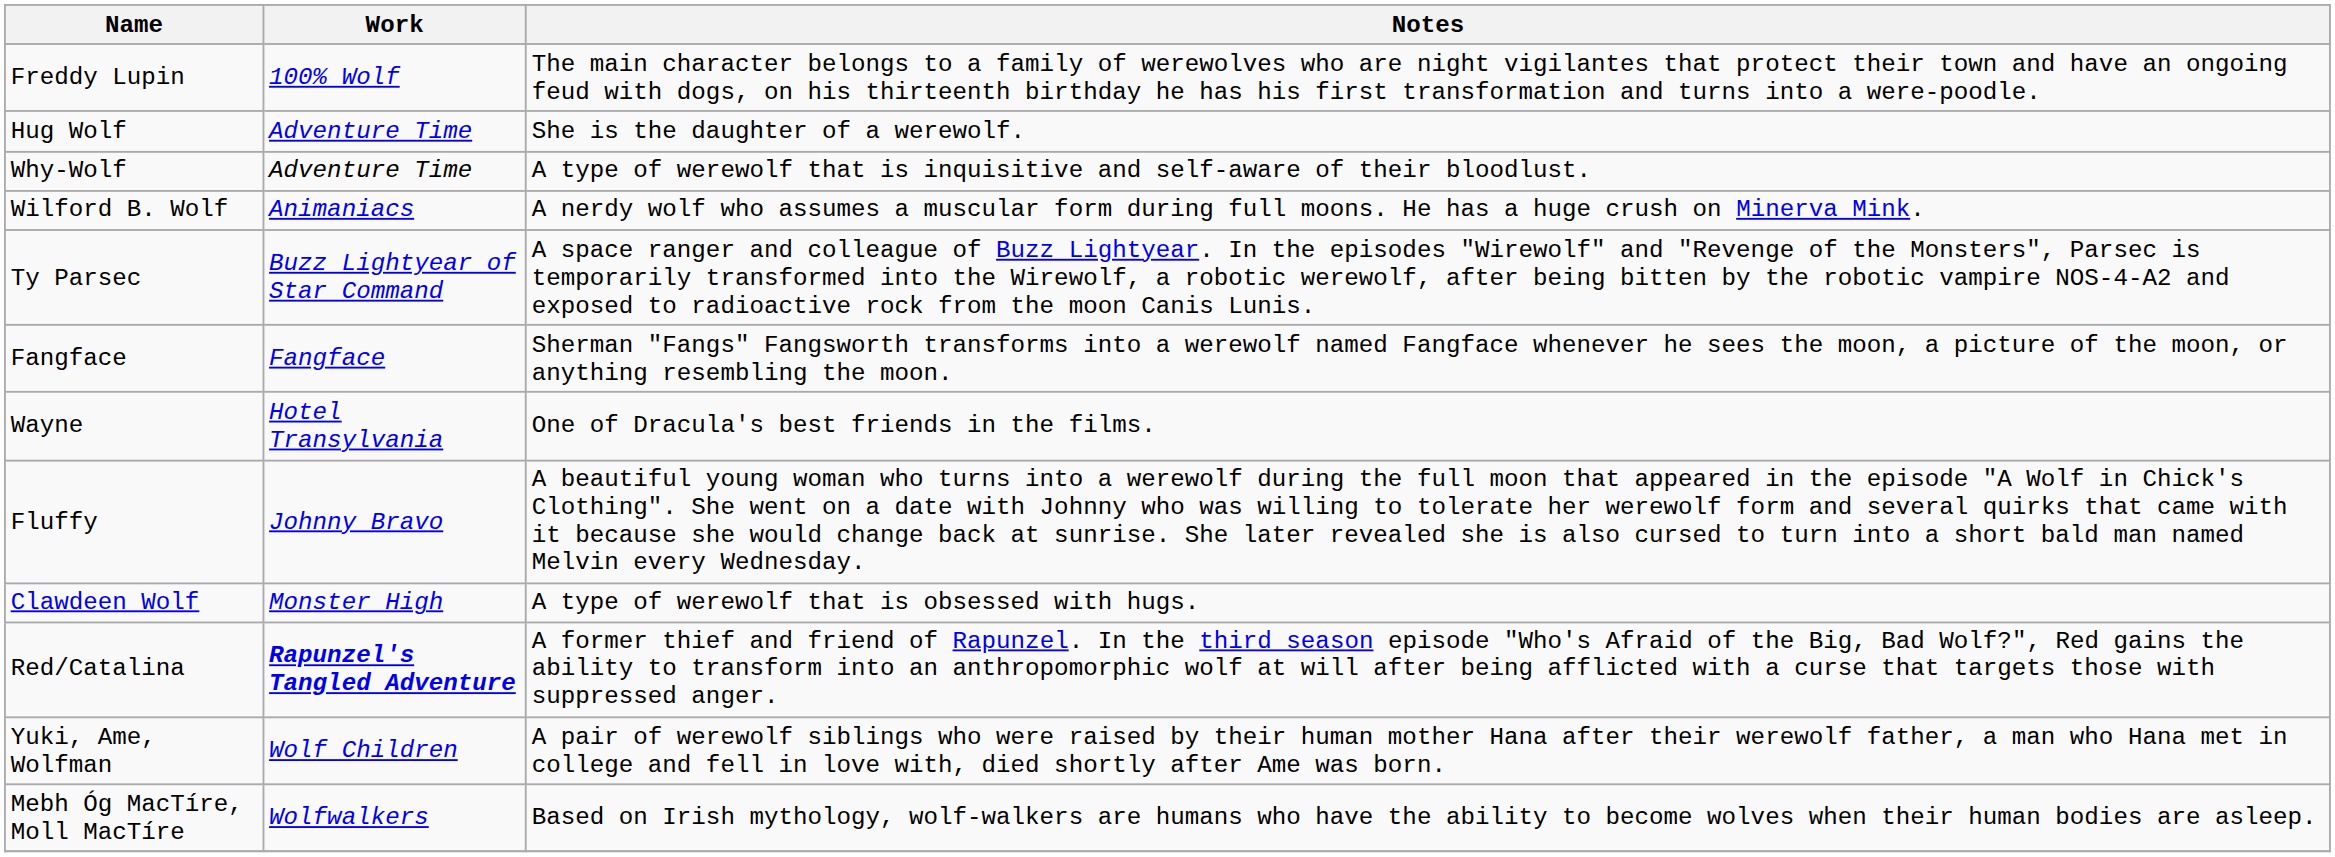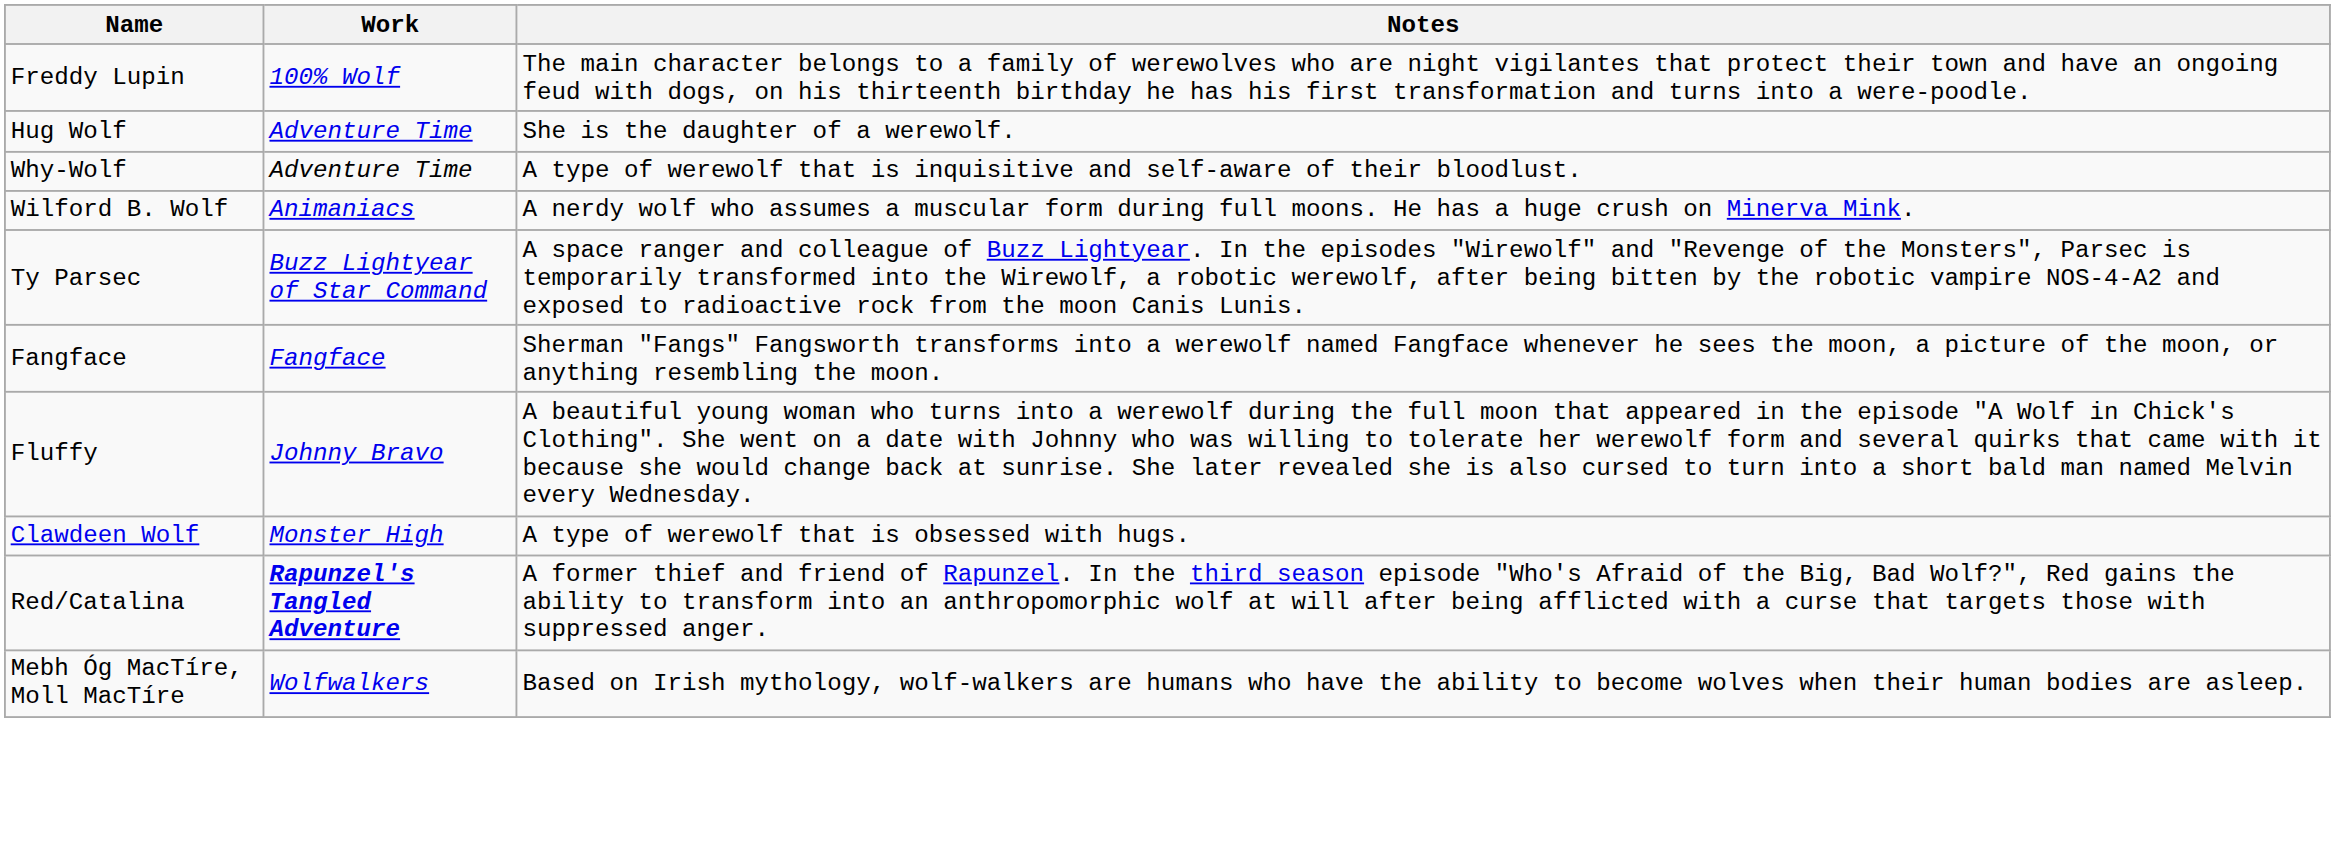- row: (47, 426)
- row: (83, 751)
